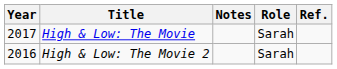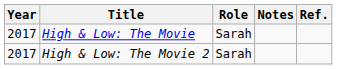columns swapped: (276, 14) <-> (234, 14)
(22, 54) 2016 -> (22, 54) 2017
